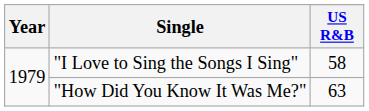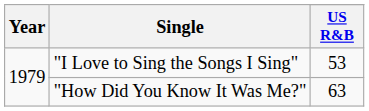(337, 62) 58 -> (337, 62) 53
